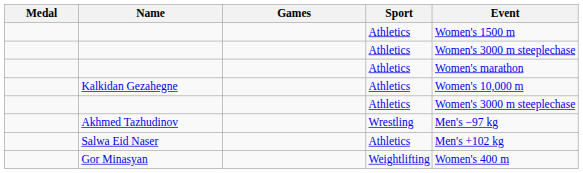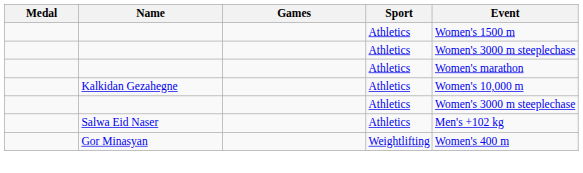- row: (130, 123)
